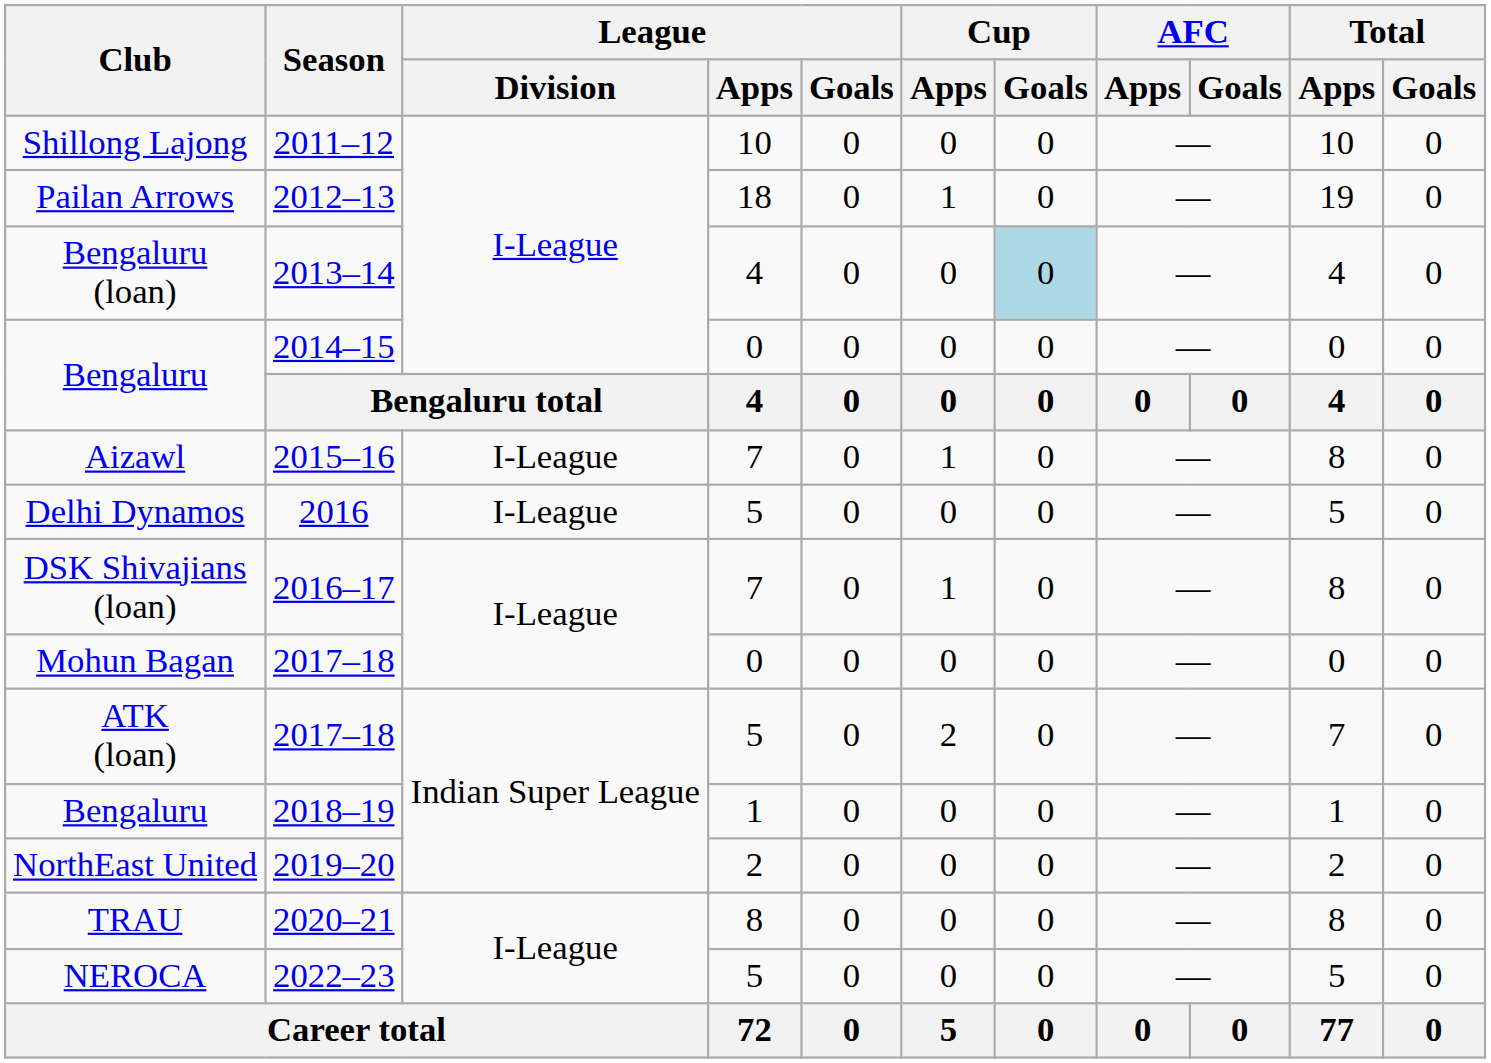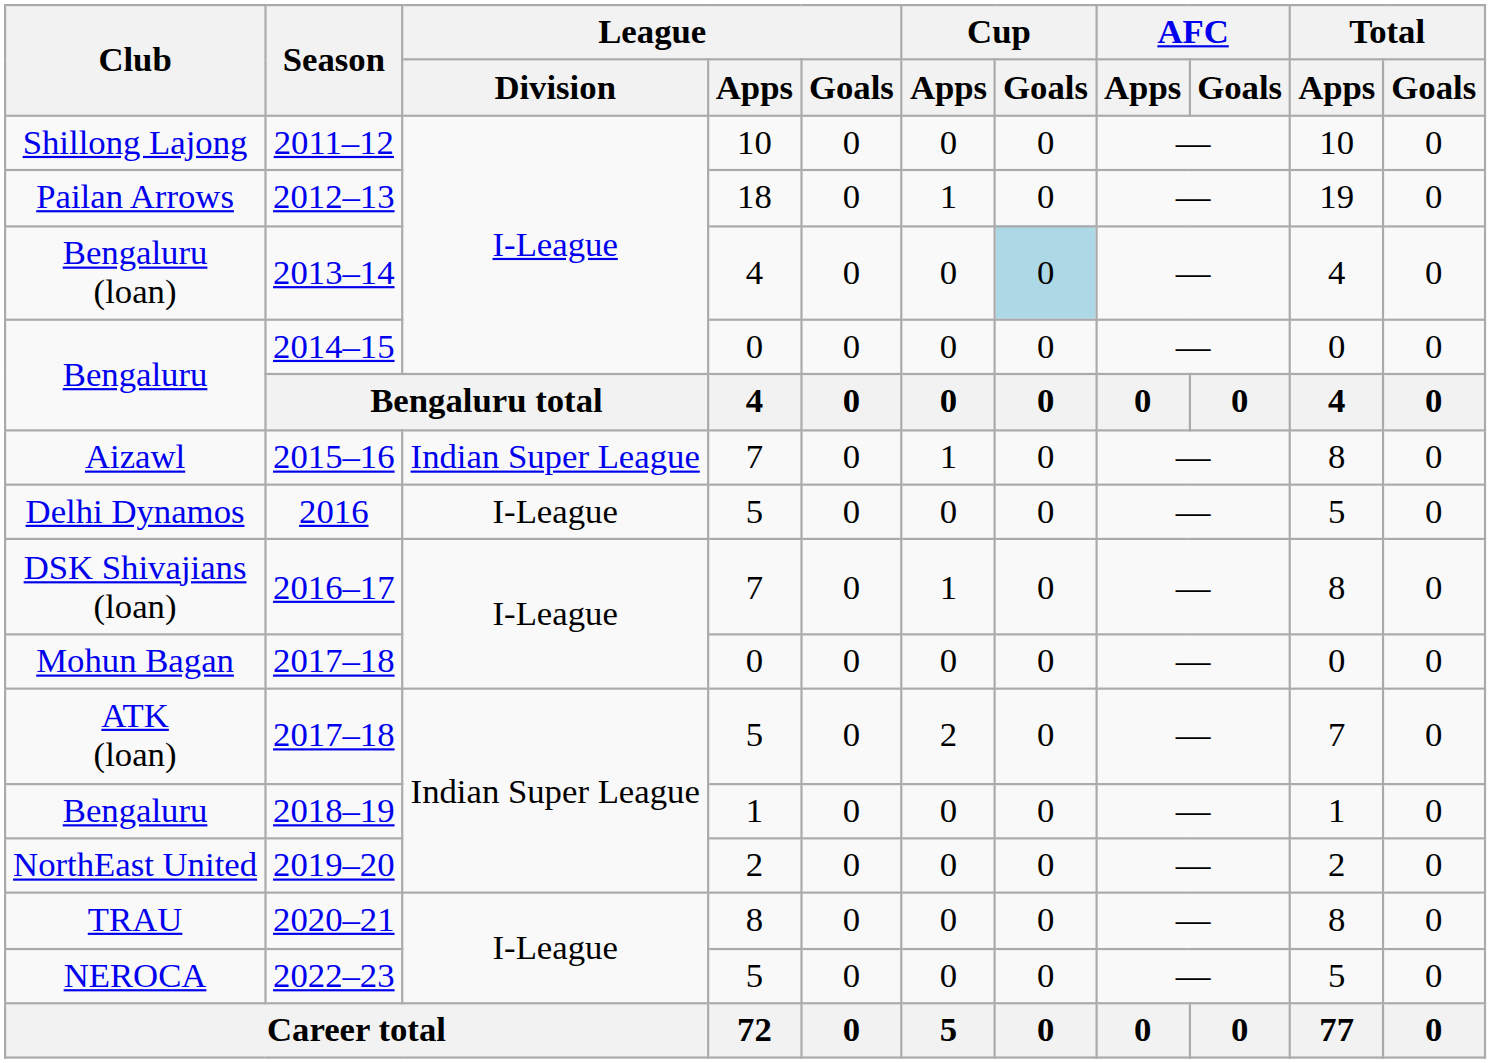(555, 456) I-League -> (555, 456) Indian Super League
